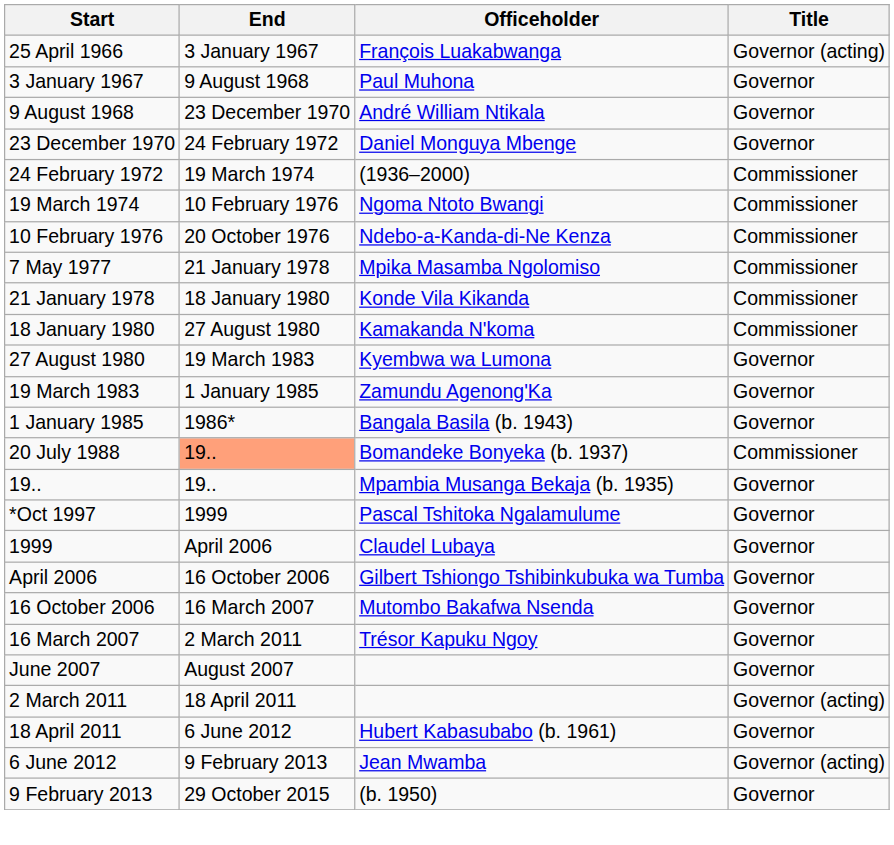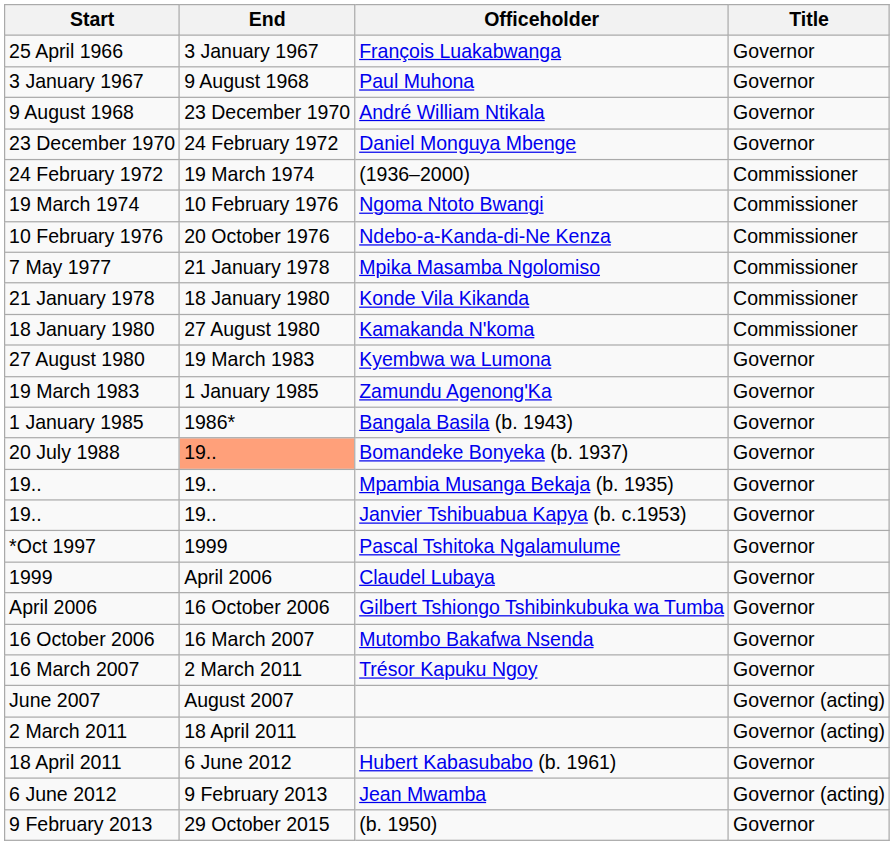(809, 50) Governor (acting) -> (774, 50) Governor
(795, 453) Commissioner -> (774, 453) Governor
+ row: (25, 515)
(774, 670) Governor -> (809, 701) Governor (acting)
